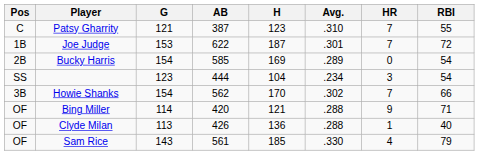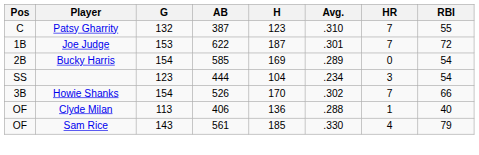(164, 28) 121 -> (164, 28) 132
(221, 93) 562 -> (221, 93) 526
- row: (86, 110)
(221, 126) 426 -> (221, 110) 406
